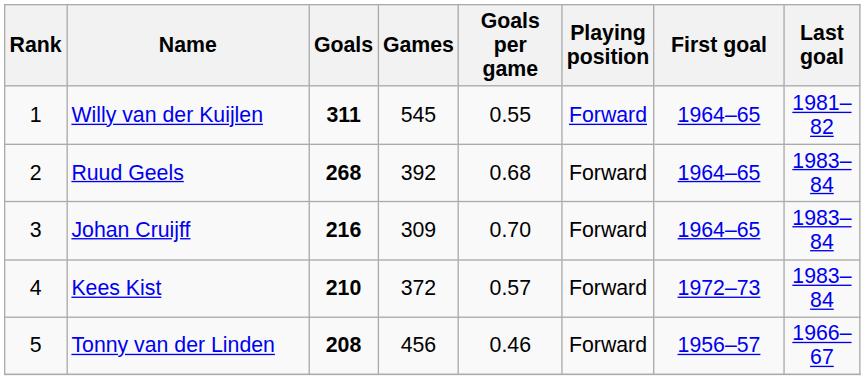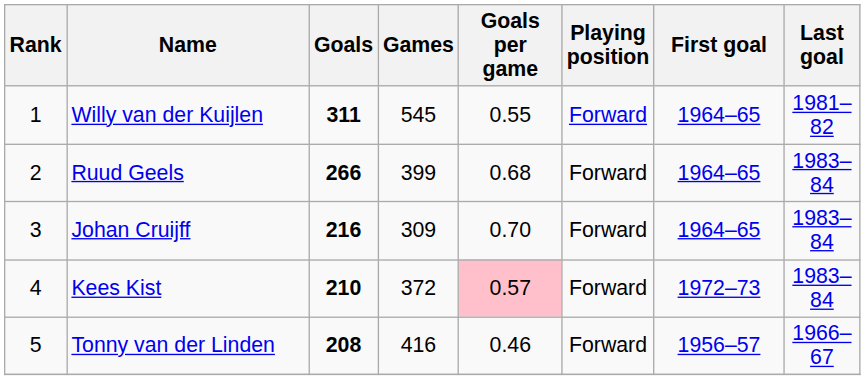(344, 172) 268 -> (344, 172) 266
(418, 172) 392 -> (418, 172) 399
(510, 288) no background -> (510, 288) pink background
(418, 345) 456 -> (418, 345) 416
